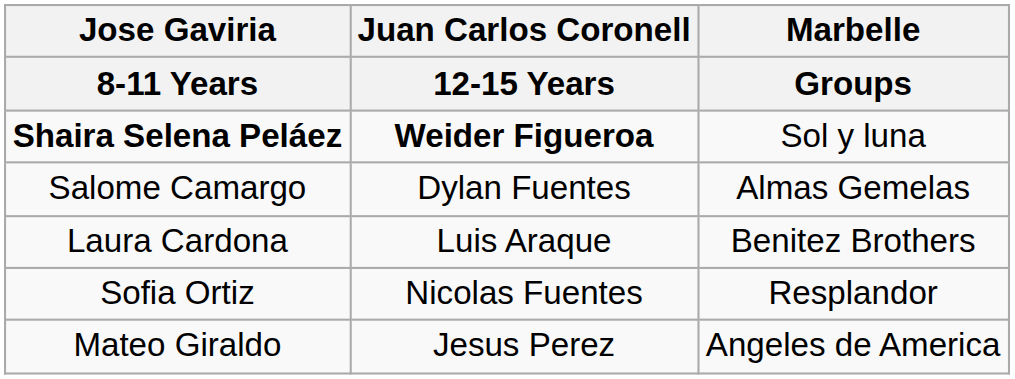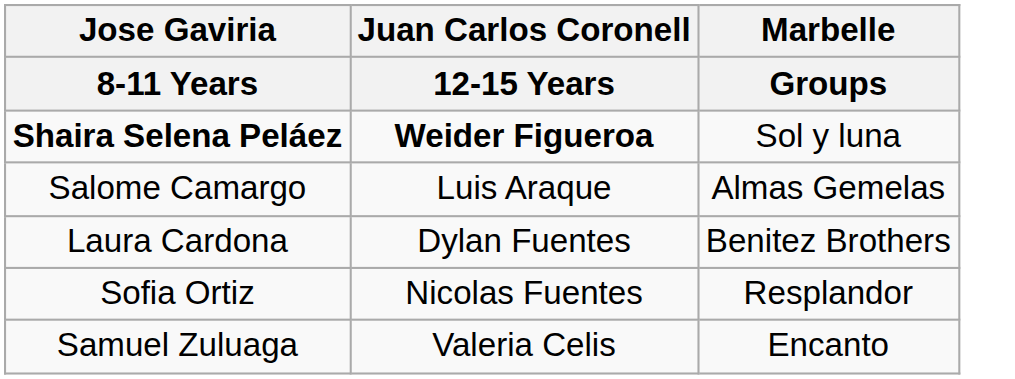(524, 188) Dylan Fuentes -> (524, 188) Luis Araque
(524, 240) Luis Araque -> (524, 240) Dylan Fuentes
- row: (177, 345)
+ row: (177, 345)
